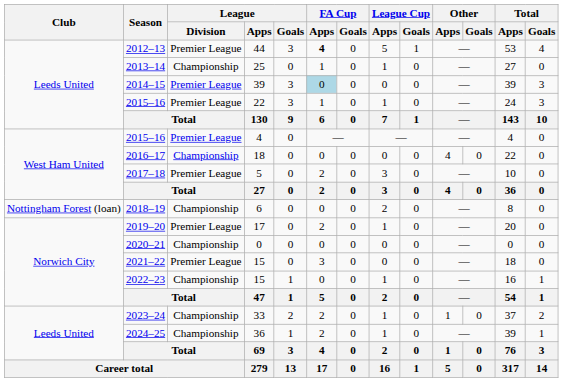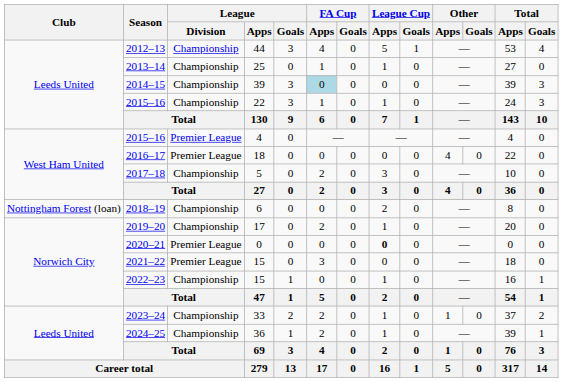(206, 48) Premier League -> (206, 48) Championship
(322, 48) bold -> (322, 48) normal
(206, 84) Premier League -> (206, 84) Championship
(206, 102) Premier League -> (206, 102) Championship
(206, 155) Championship -> (206, 155) Premier League
(206, 173) Premier League -> (206, 173) Championship
(206, 226) Premier League -> (206, 226) Championship
(206, 244) Championship -> (206, 244) Premier League
(385, 244) normal -> (385, 244) bold
